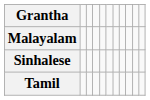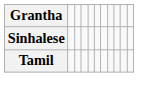- row: (42, 38)
